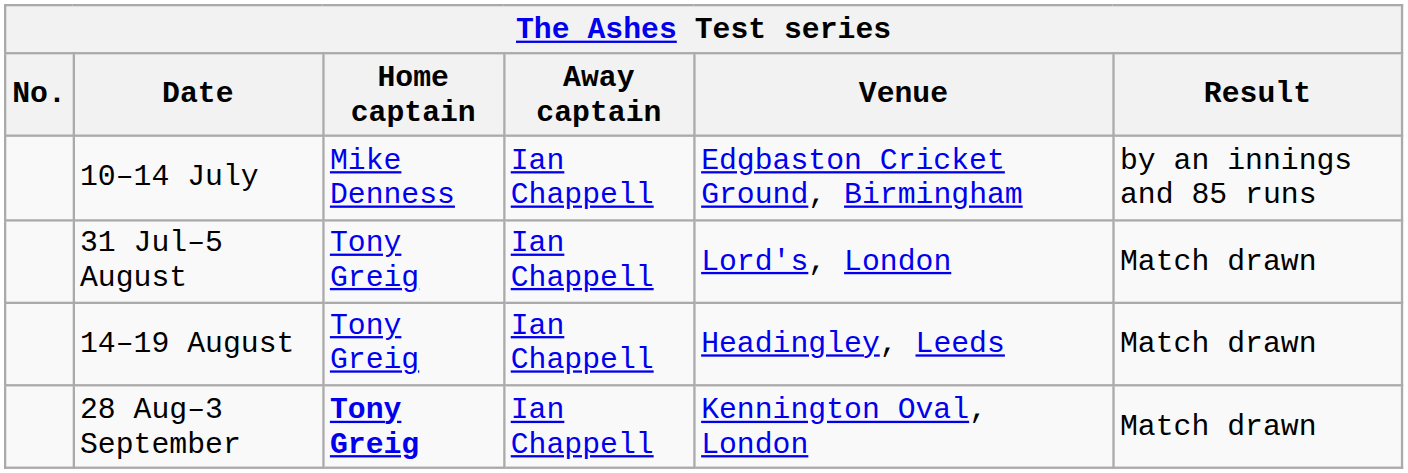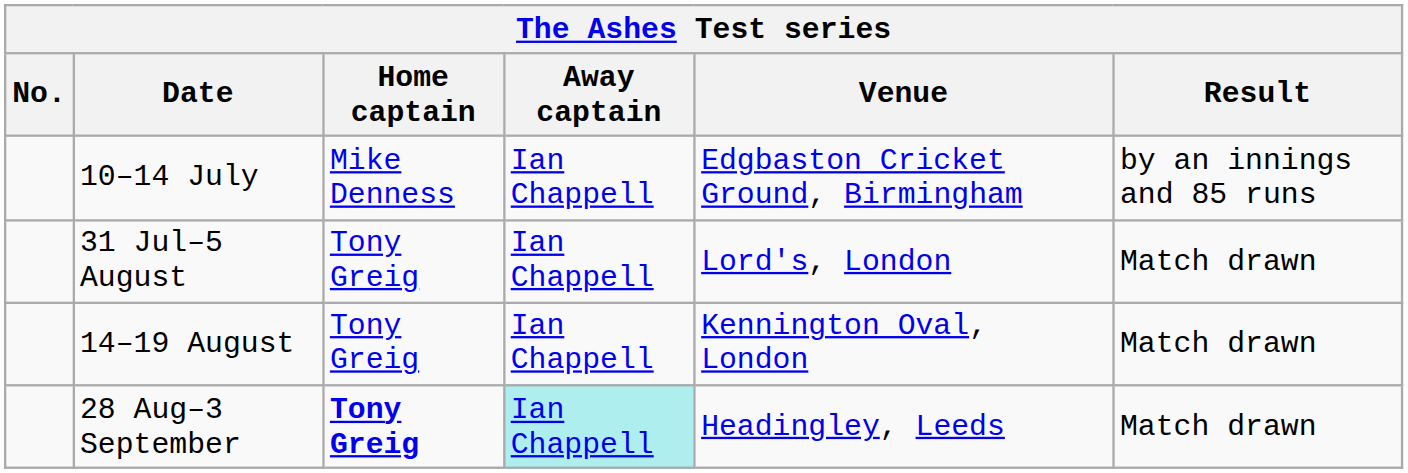(853, 344) Headingley, Leeds -> (844, 344) Kennington Oval, London
(582, 427) no background -> (582, 427) paleturquoise background
(844, 427) Kennington Oval, London -> (853, 427) Headingley, Leeds
